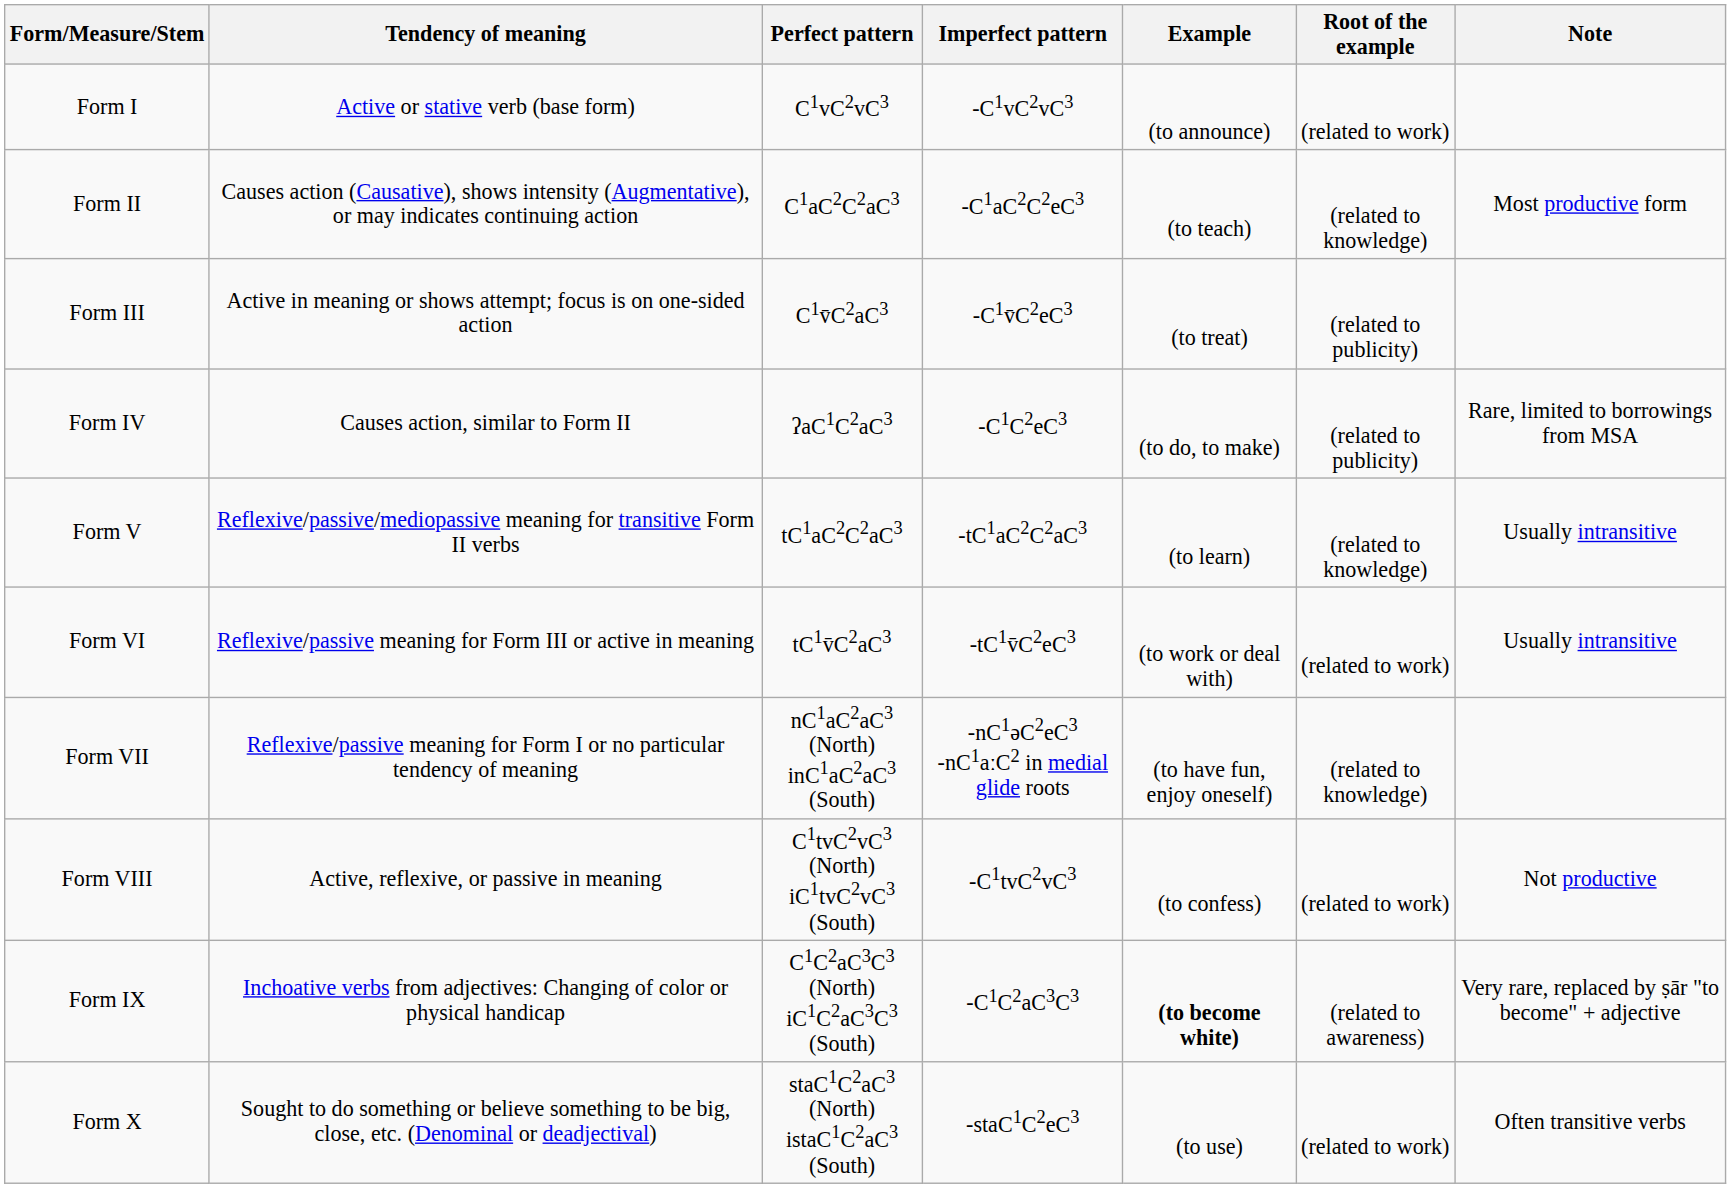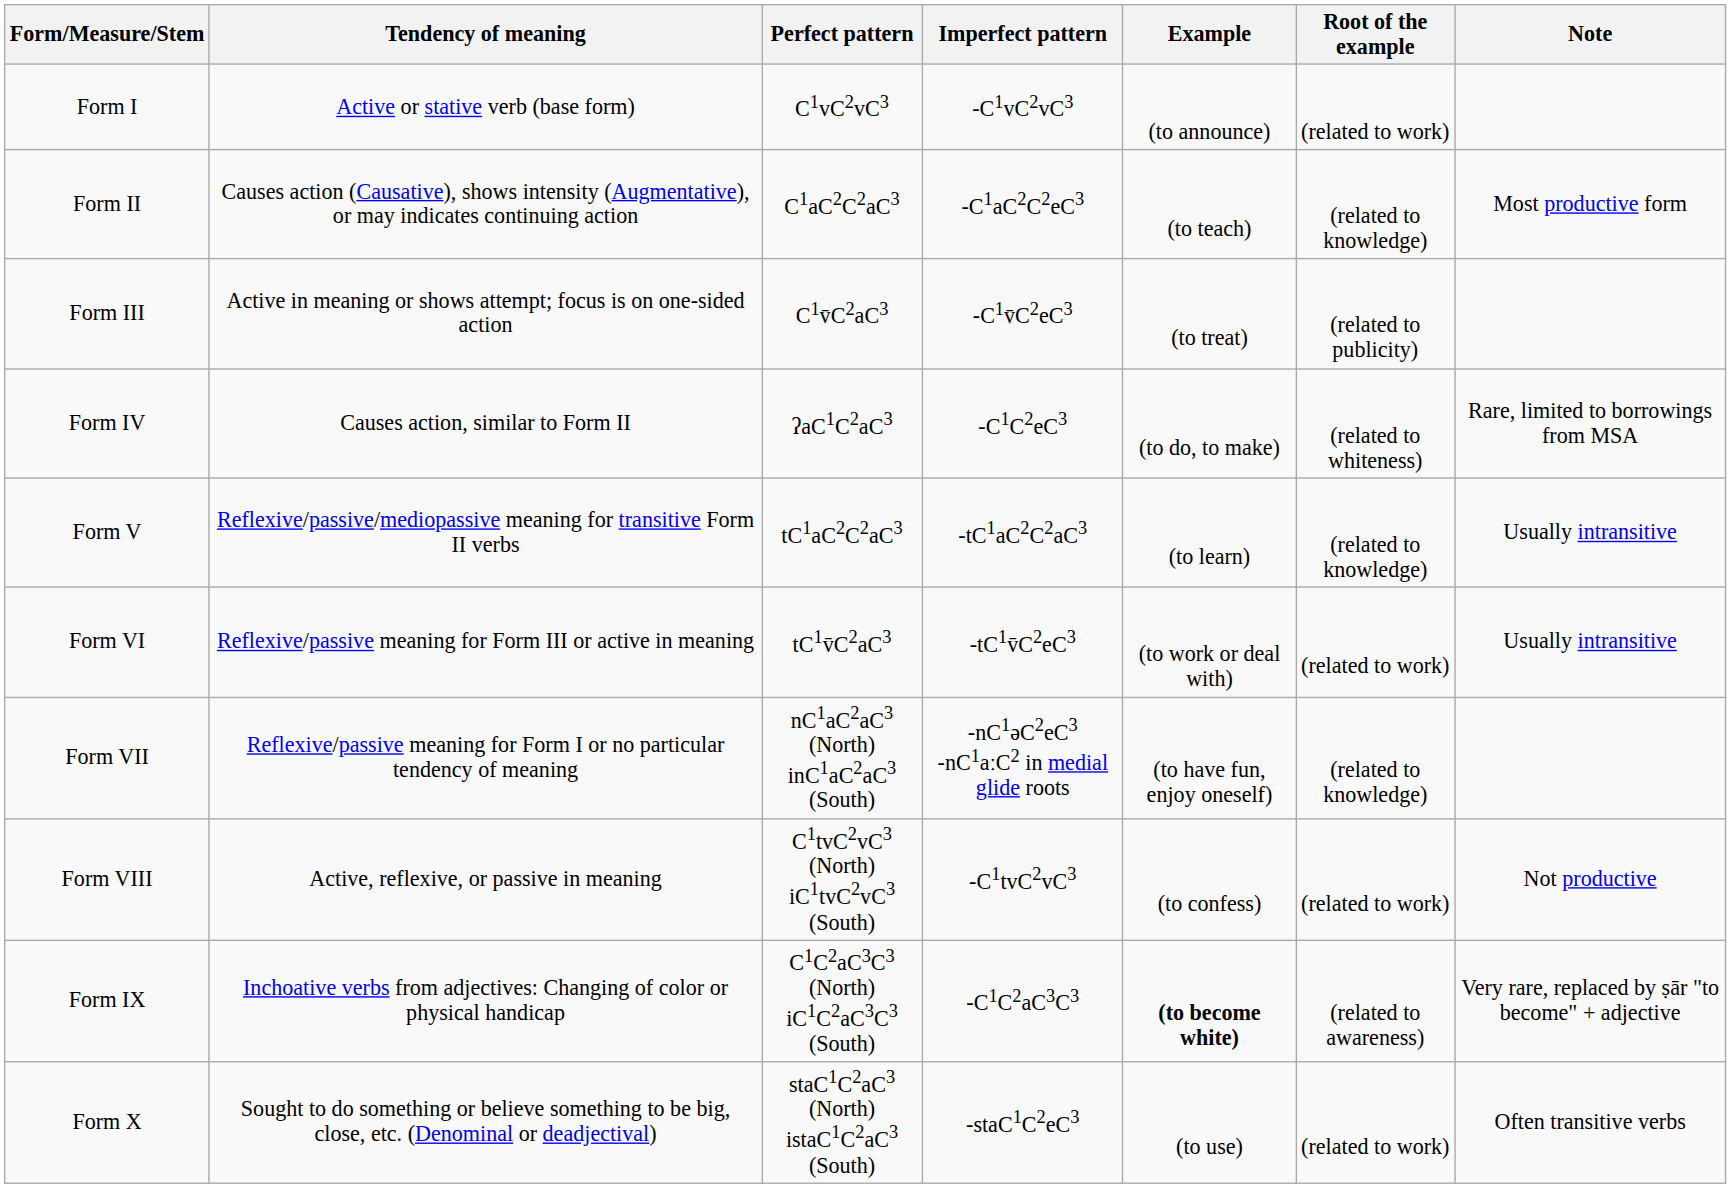(1375, 447) (related to publicity) -> (1375, 447) (related to whiteness)
